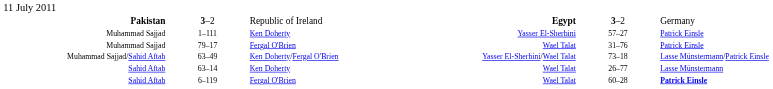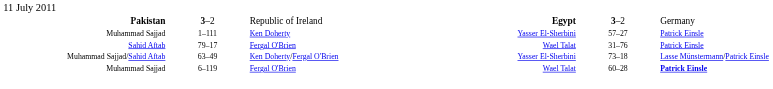(136, 45) Muhammad Sajjad -> (147, 45) Sahid Aftab
(529, 57) Yasser El-Sherbini/Wael Talat -> (547, 57) Yasser El-Sherbini
- row: (208, 69)
(147, 80) Sahid Aftab -> (136, 69) Muhammad Sajjad
